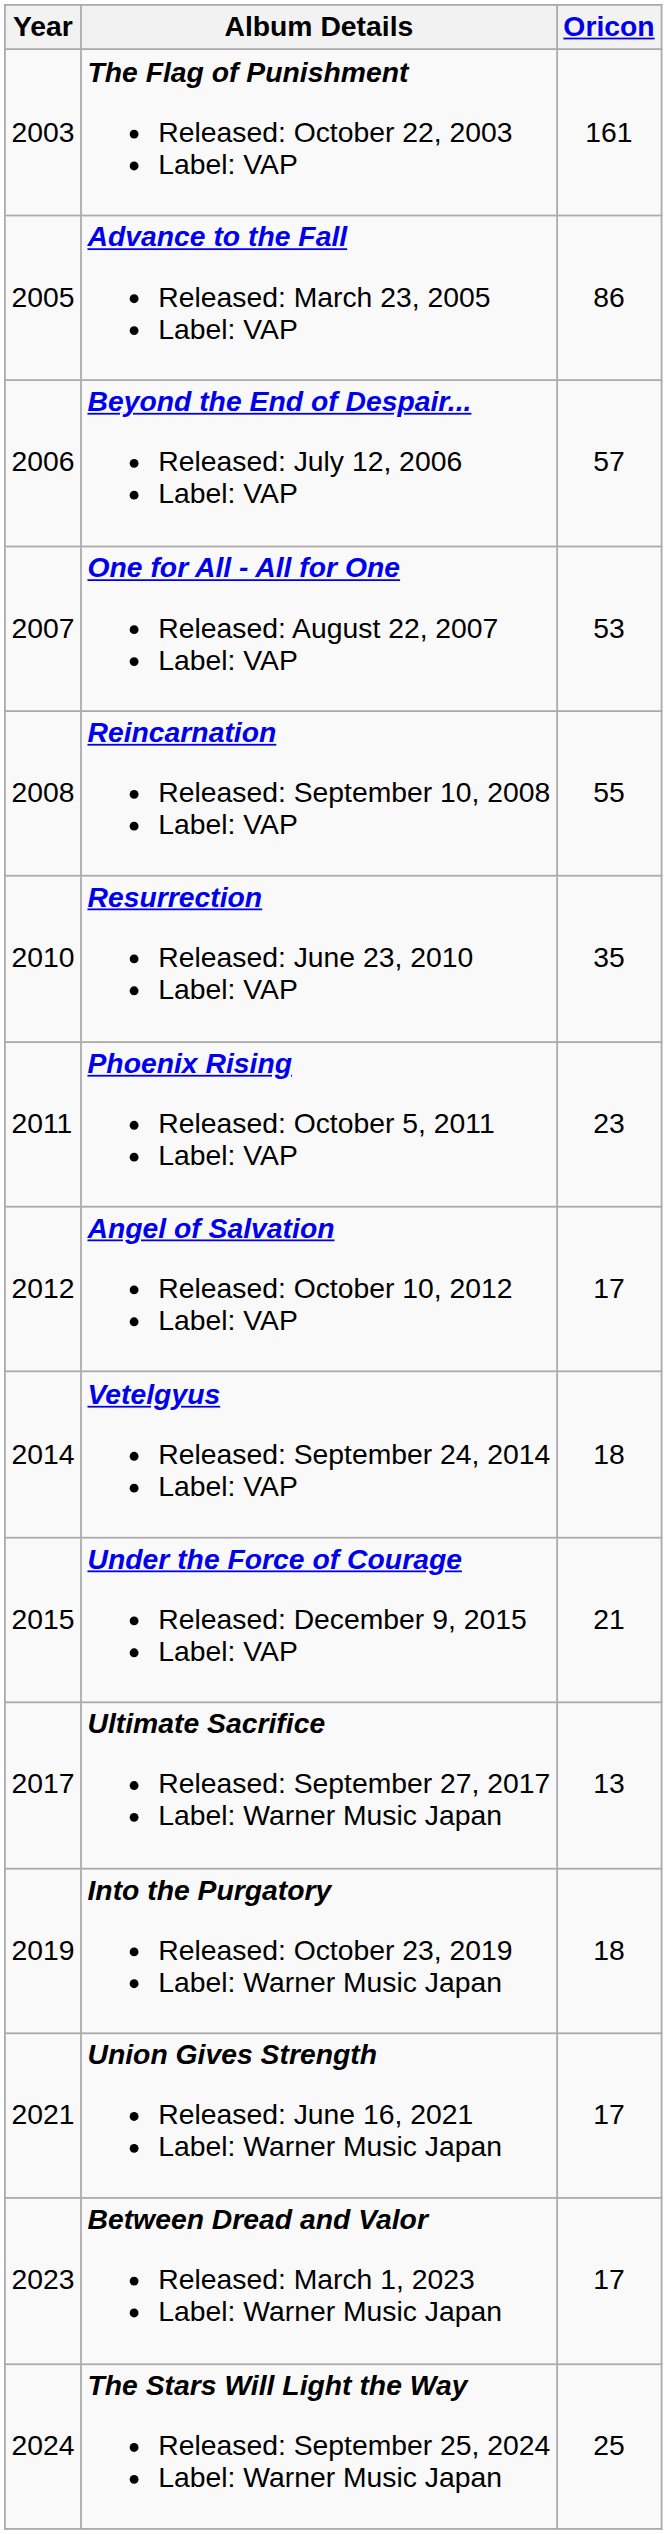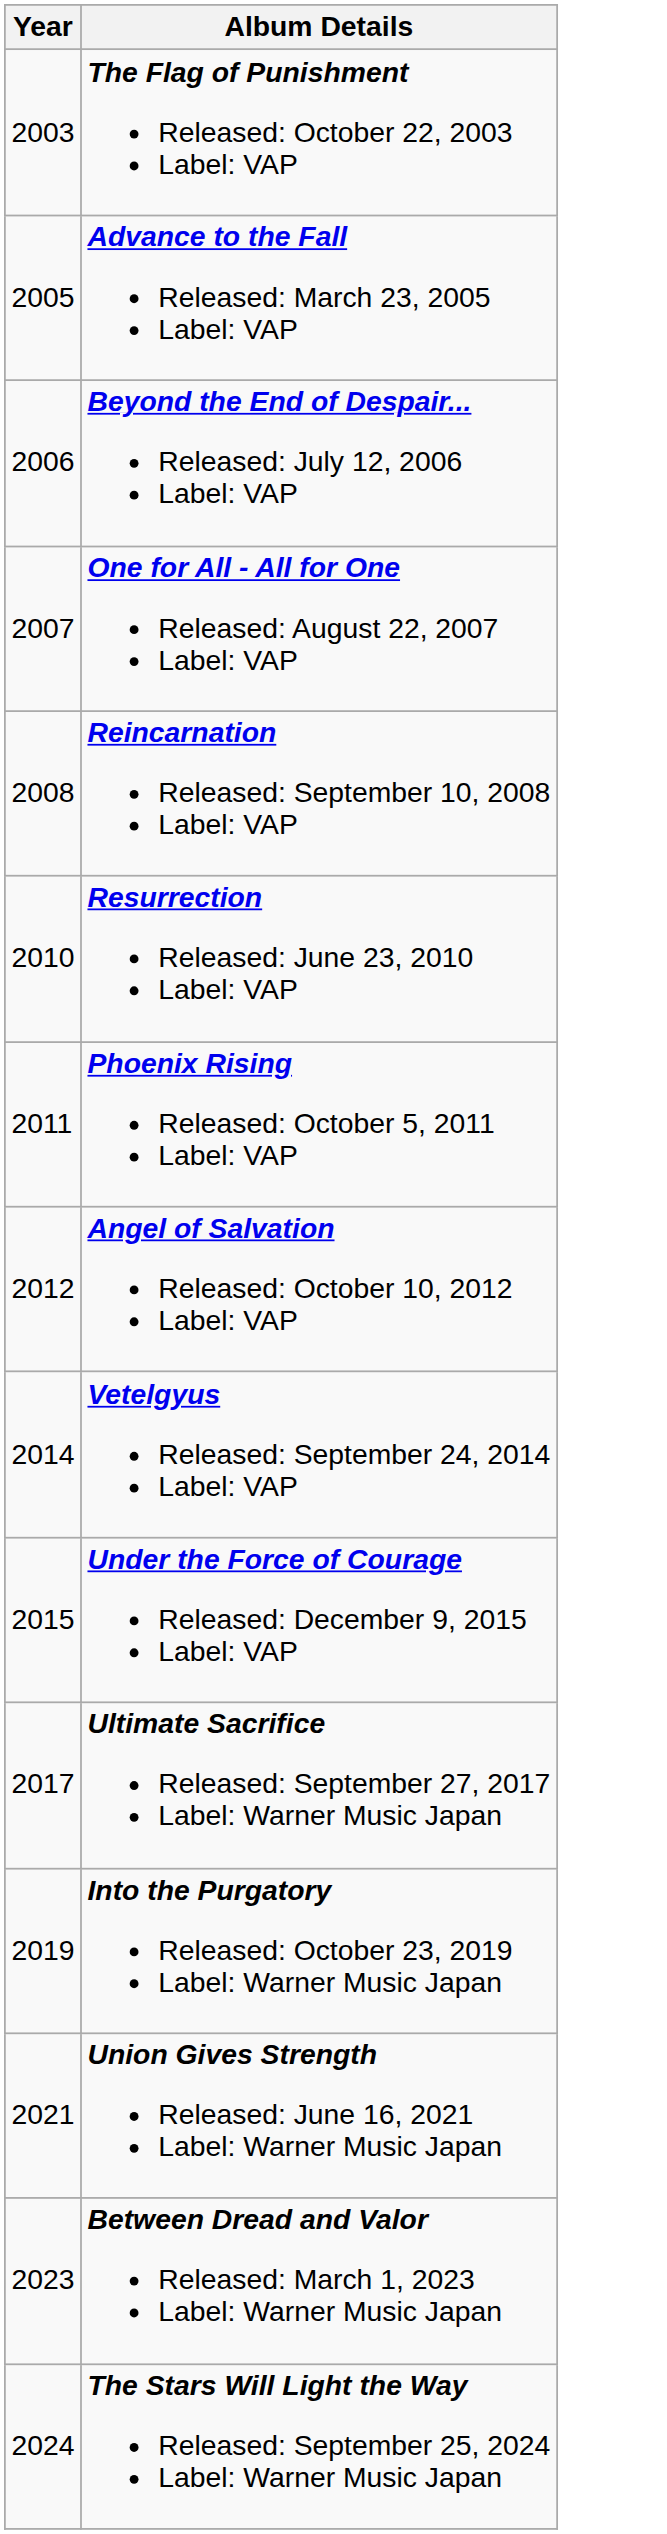- column: (609, 26)
